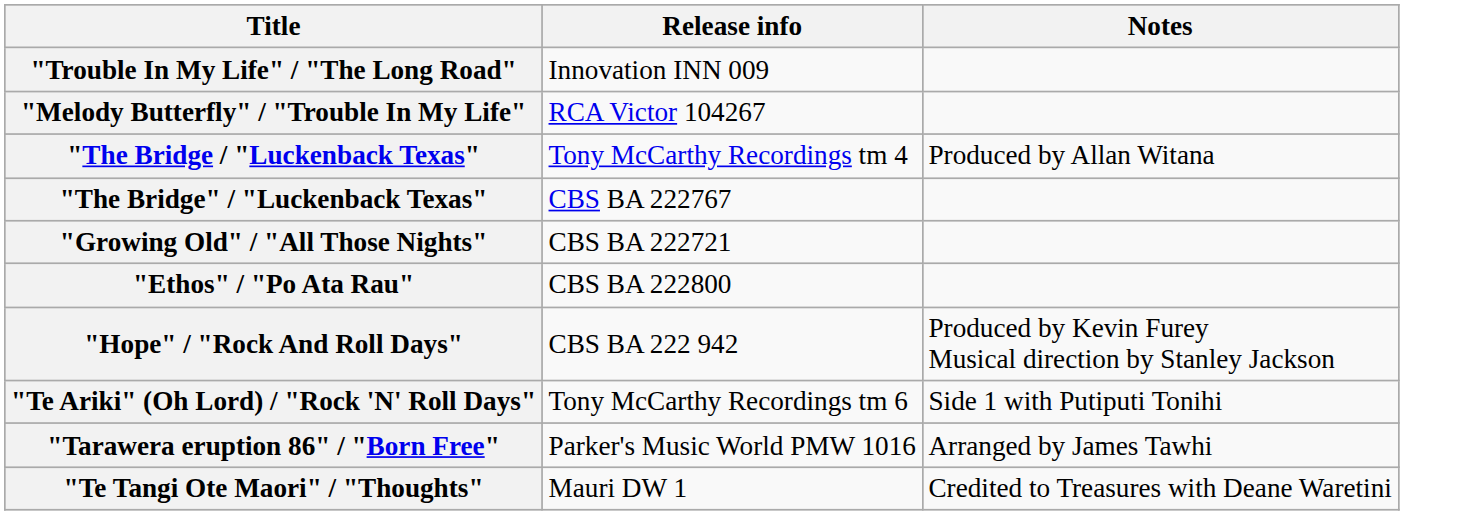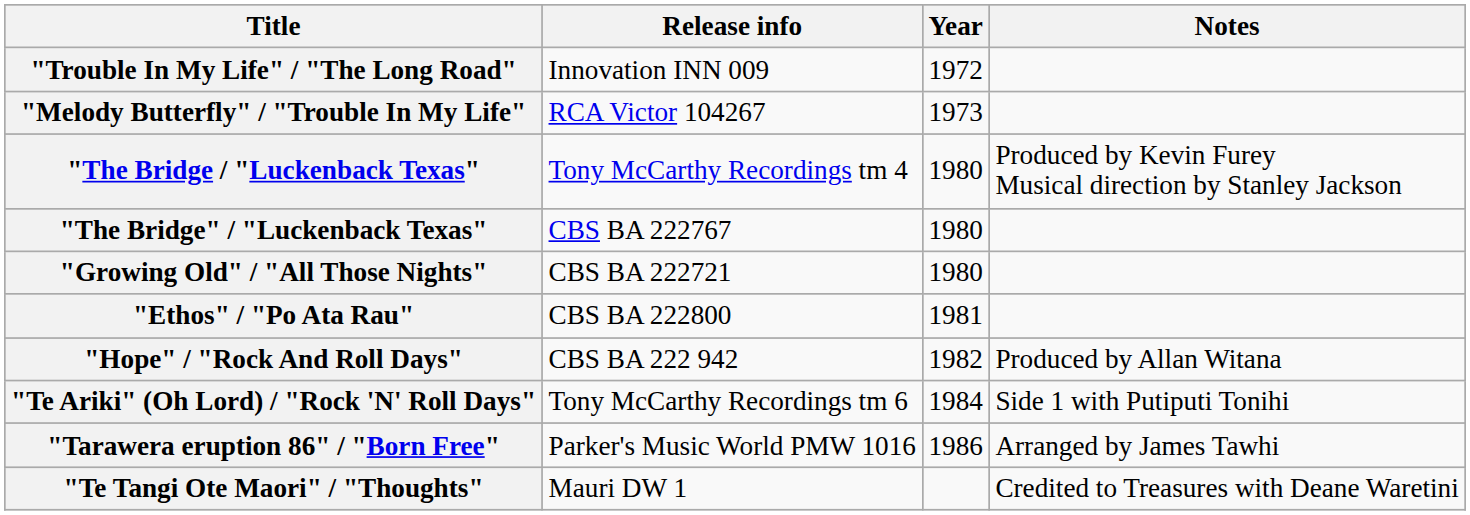+ column: (956, 26)
(1072, 155) Produced by Allan Witana -> (1199, 170) Produced by Kevin Furey Musical direction by Stanley Jackson
(1132, 343) Produced by Kevin Furey Musical direction by Stanley Jackson -> (1138, 358) Produced by Allan Witana
